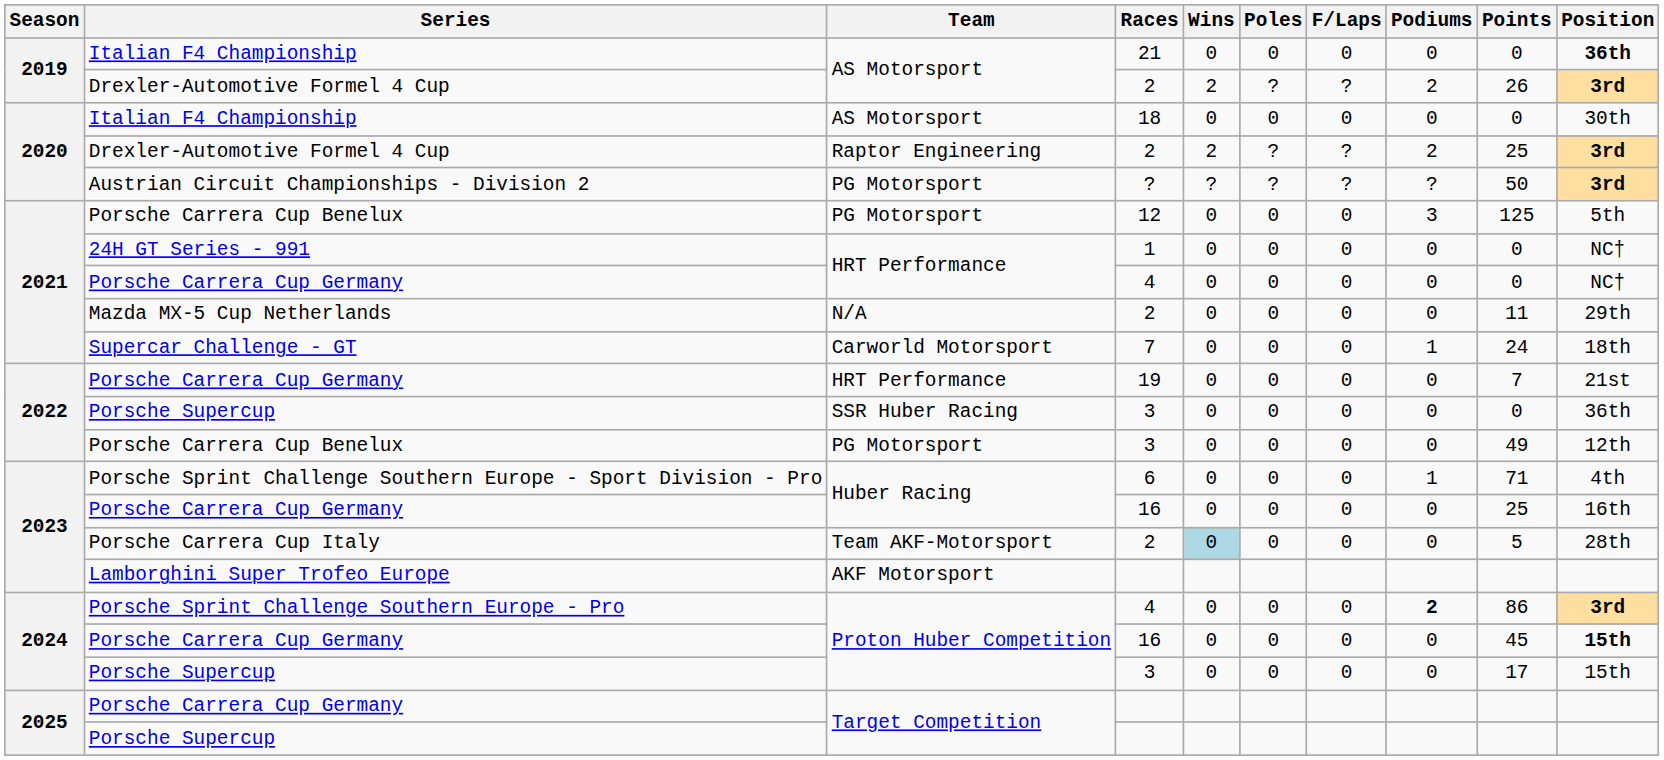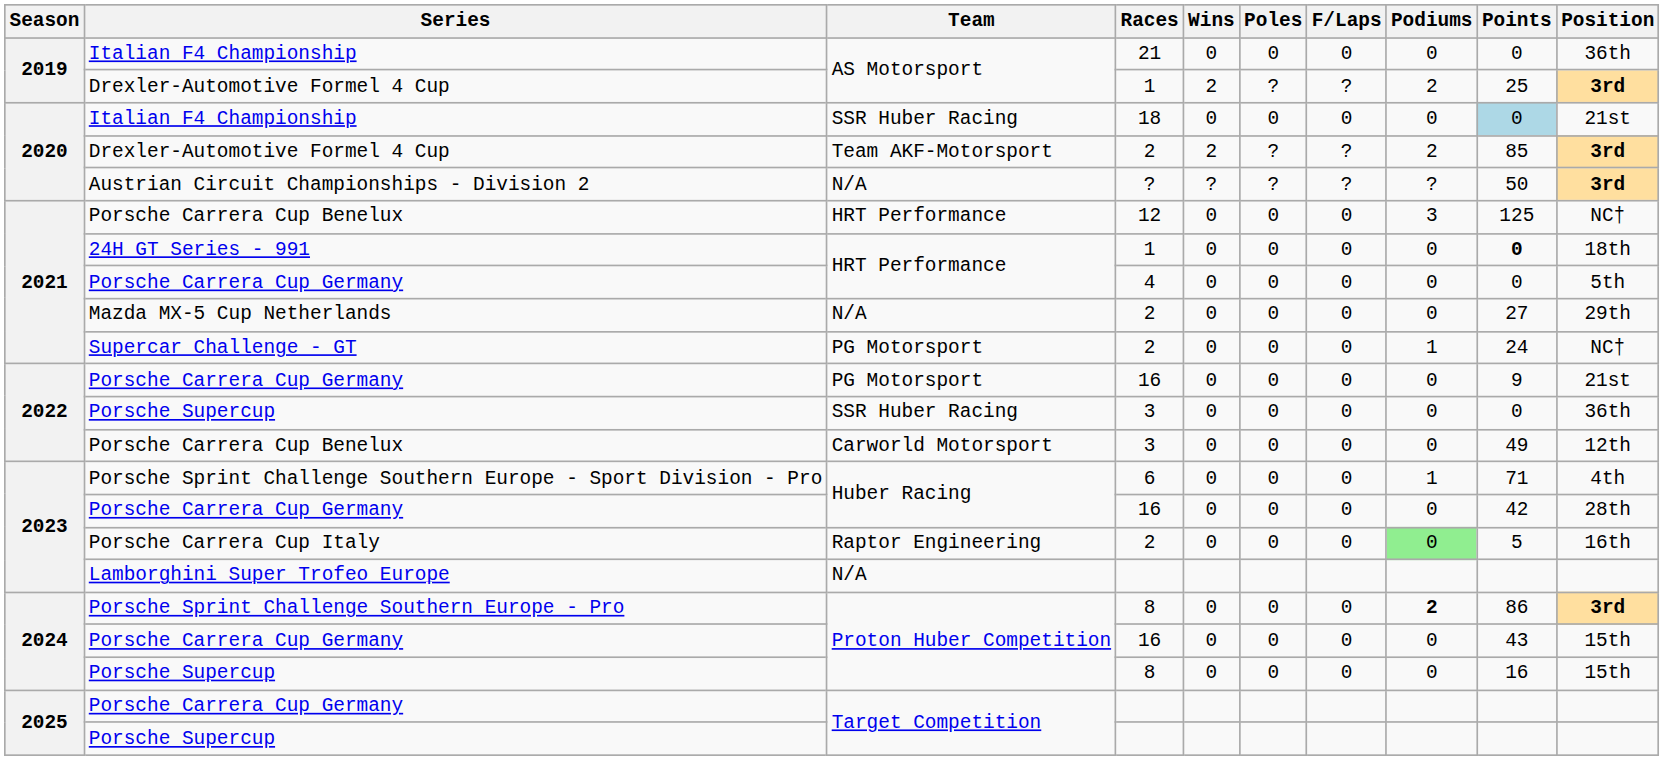(1608, 53) bold -> (1608, 53) normal
(1150, 86) 2 -> (1150, 86) 1
(1517, 86) 26 -> (1517, 86) 25
(907, 119) AS Motorsport -> (925, 119) SSR Huber Racing
(1517, 119) no background -> (1517, 119) lightblue background
(1608, 119) 30th -> (1608, 119) 21st
(936, 151) Raptor Engineering -> (942, 151) Team AKF-Motorsport
(1517, 151) 25 -> (1517, 151) 85
(907, 184) PG Motorsport -> (849, 184) N/A
(907, 217) PG Motorsport -> (919, 217) HRT Performance
(1608, 217) 5th -> (1608, 217) NC†
(1517, 249) normal -> (1517, 249) bold
(1608, 249) NC† -> (1608, 249) 18th
(1608, 282) NC† -> (1608, 282) 5th
(1517, 314) 11 -> (1517, 314) 27
(942, 347) Carworld Motorsport -> (907, 347) PG Motorsport
(1150, 347) 7 -> (1150, 347) 2
(1608, 347) 18th -> (1608, 347) NC†
(919, 380) HRT Performance -> (907, 380) PG Motorsport
(1150, 380) 19 -> (1150, 380) 16
(1517, 380) 7 -> (1517, 380) 9
(907, 445) PG Motorsport -> (942, 445) Carworld Motorsport
(1517, 510) 25 -> (1517, 510) 42
(1608, 510) 16th -> (1608, 510) 28th
(942, 543) Team AKF-Motorsport -> (936, 543) Raptor Engineering
(1211, 543) lightblue background -> (1211, 543) no background
(1432, 543) no background -> (1432, 543) lightgreen background
(1608, 543) 28th -> (1608, 543) 16th
(913, 576) AKF Motorsport -> (849, 576) N/A
(1150, 608) 4 -> (1150, 608) 8
(1517, 641) 45 -> (1517, 641) 43
(1608, 641) bold -> (1608, 641) normal
(1150, 673) 3 -> (1150, 673) 8
(1517, 673) 17 -> (1517, 673) 16
